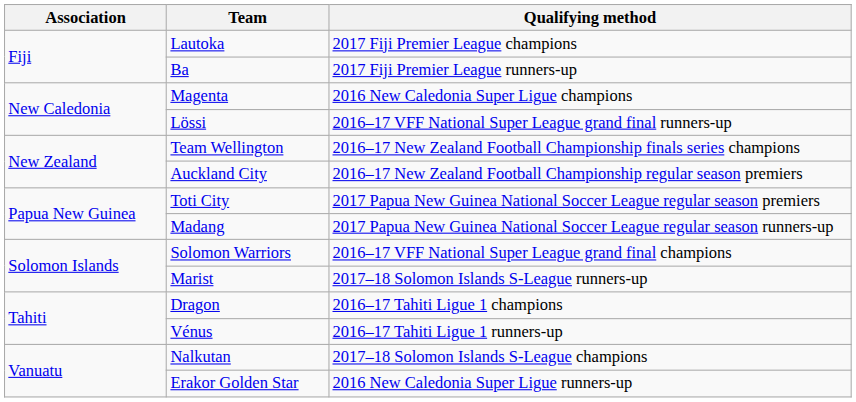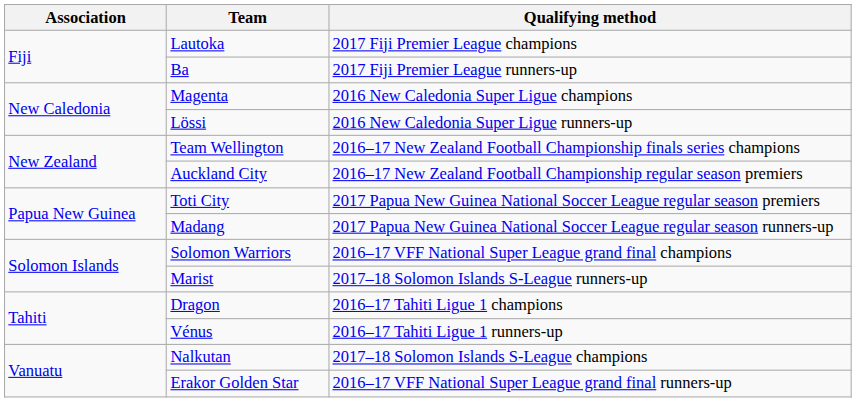(532, 122) 2016–17 VFF National Super League grand final runners-up -> (482, 122) 2016 New Caledonia Super Ligue runners-up
(482, 383) 2016 New Caledonia Super Ligue runners-up -> (532, 383) 2016–17 VFF National Super League grand final runners-up
